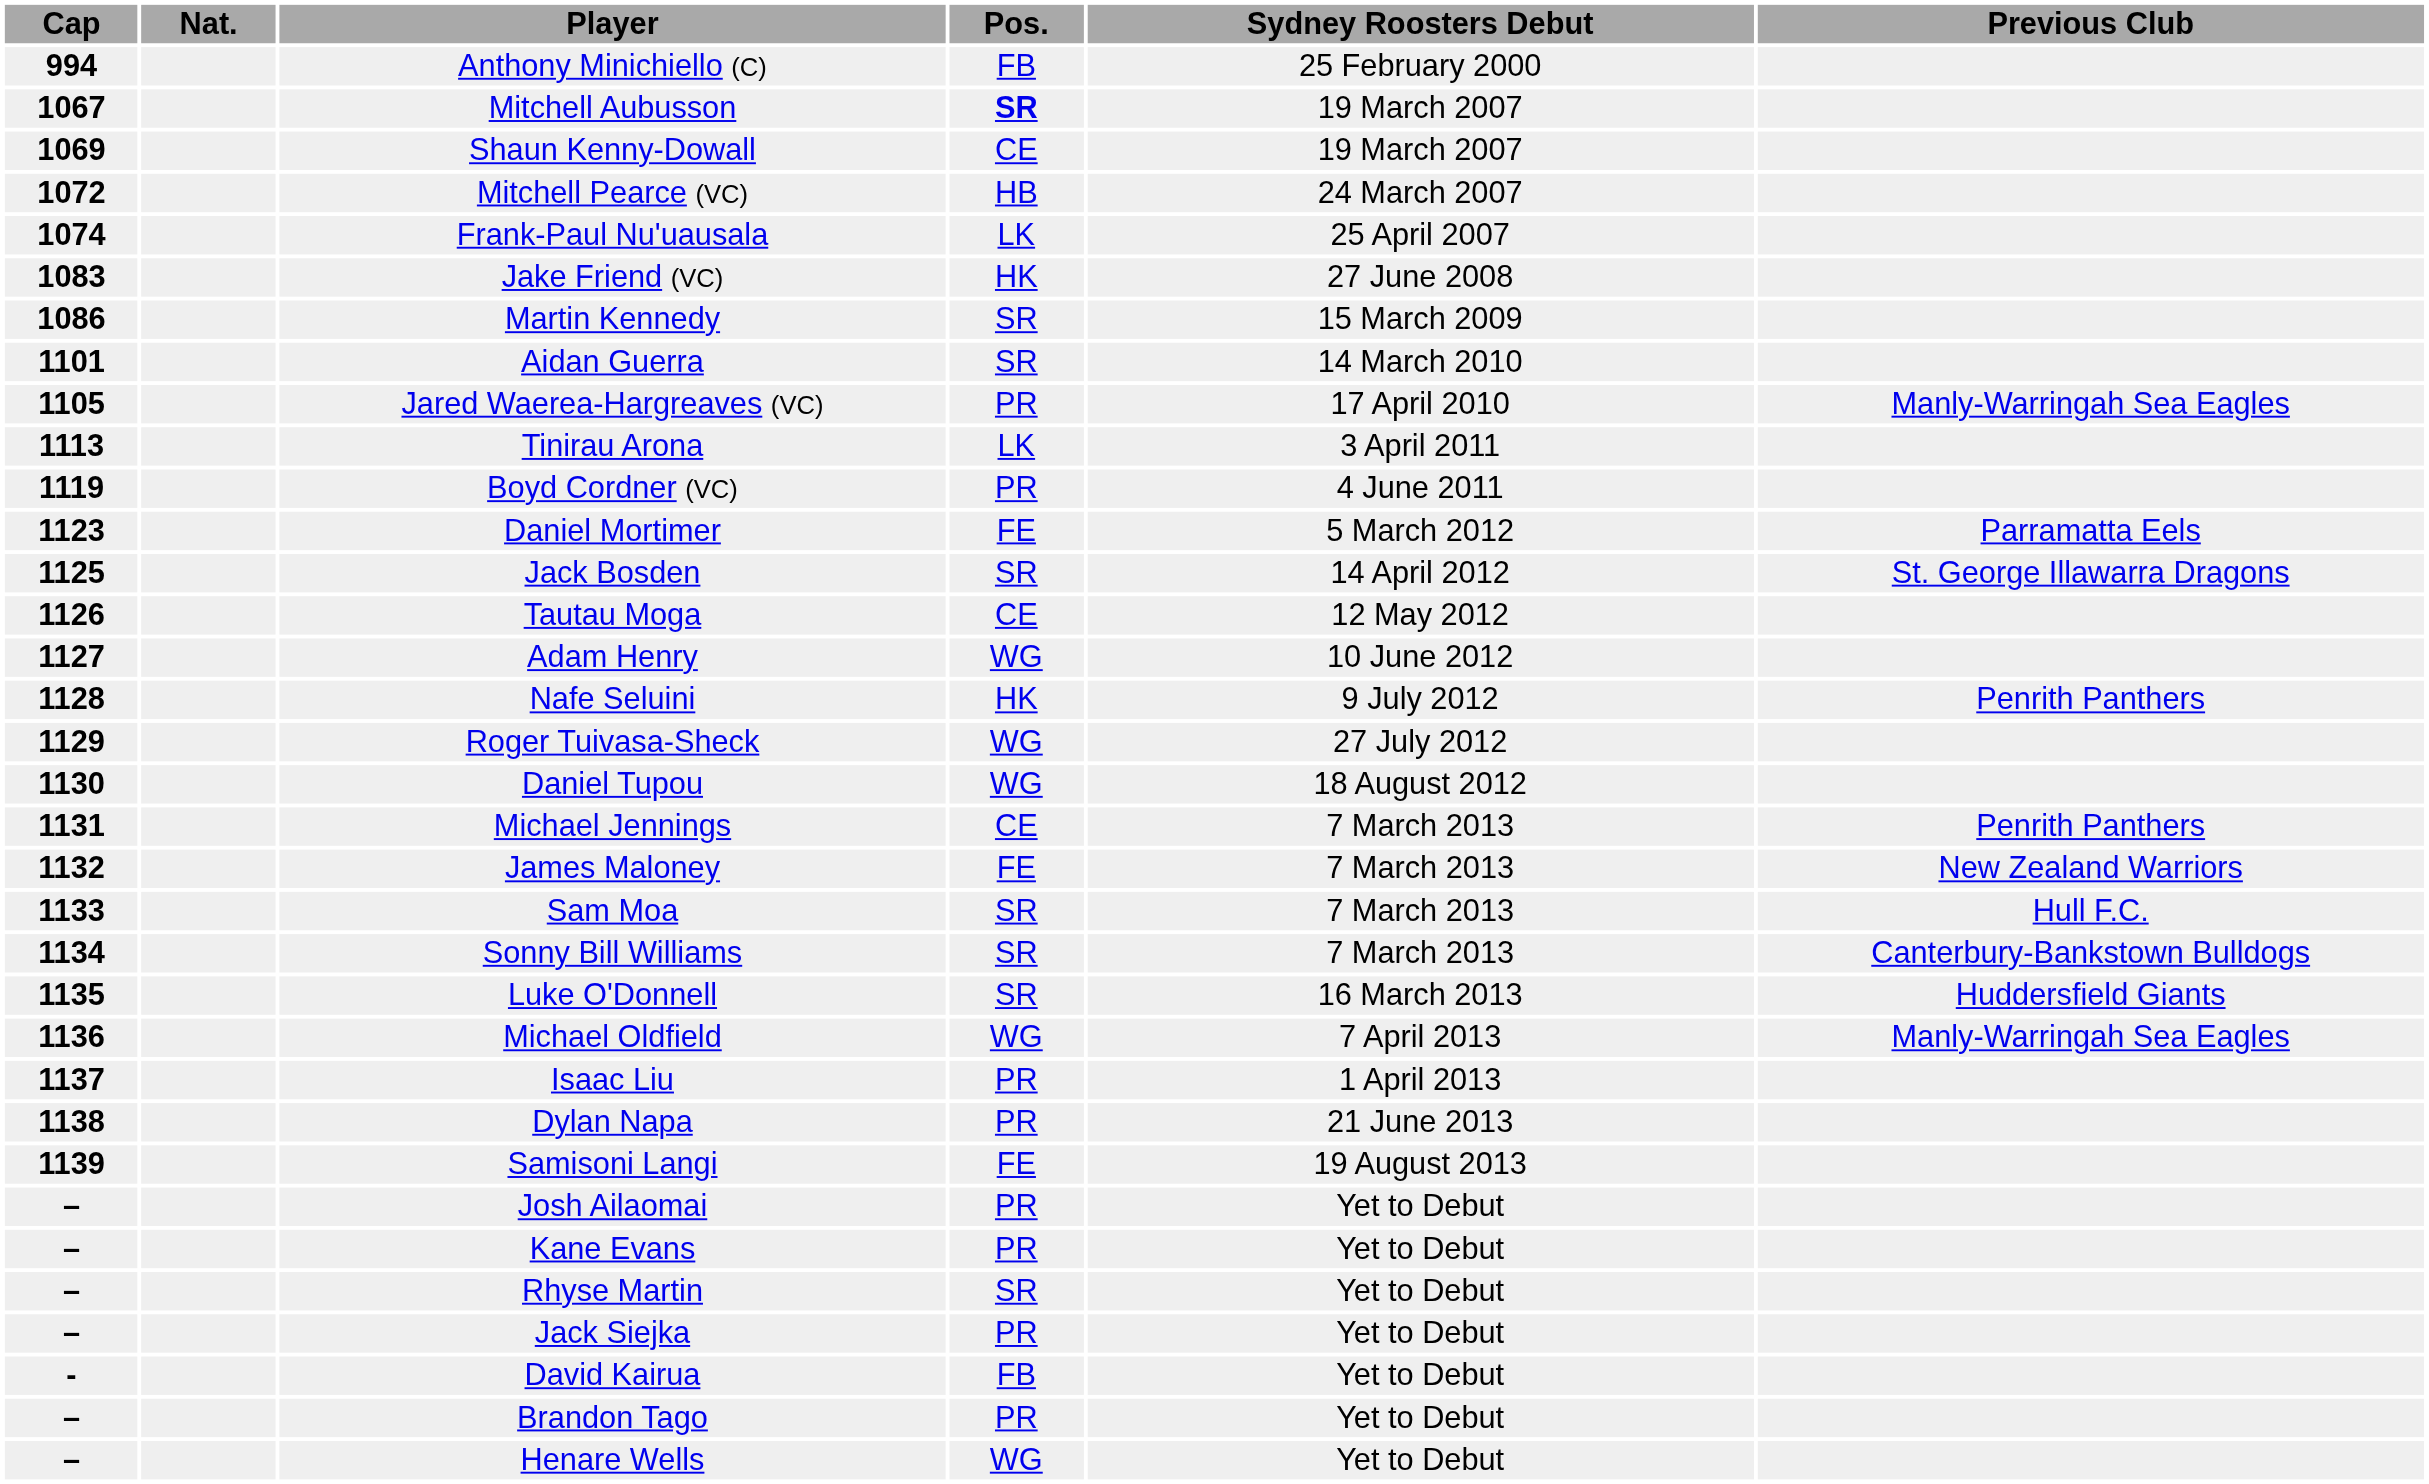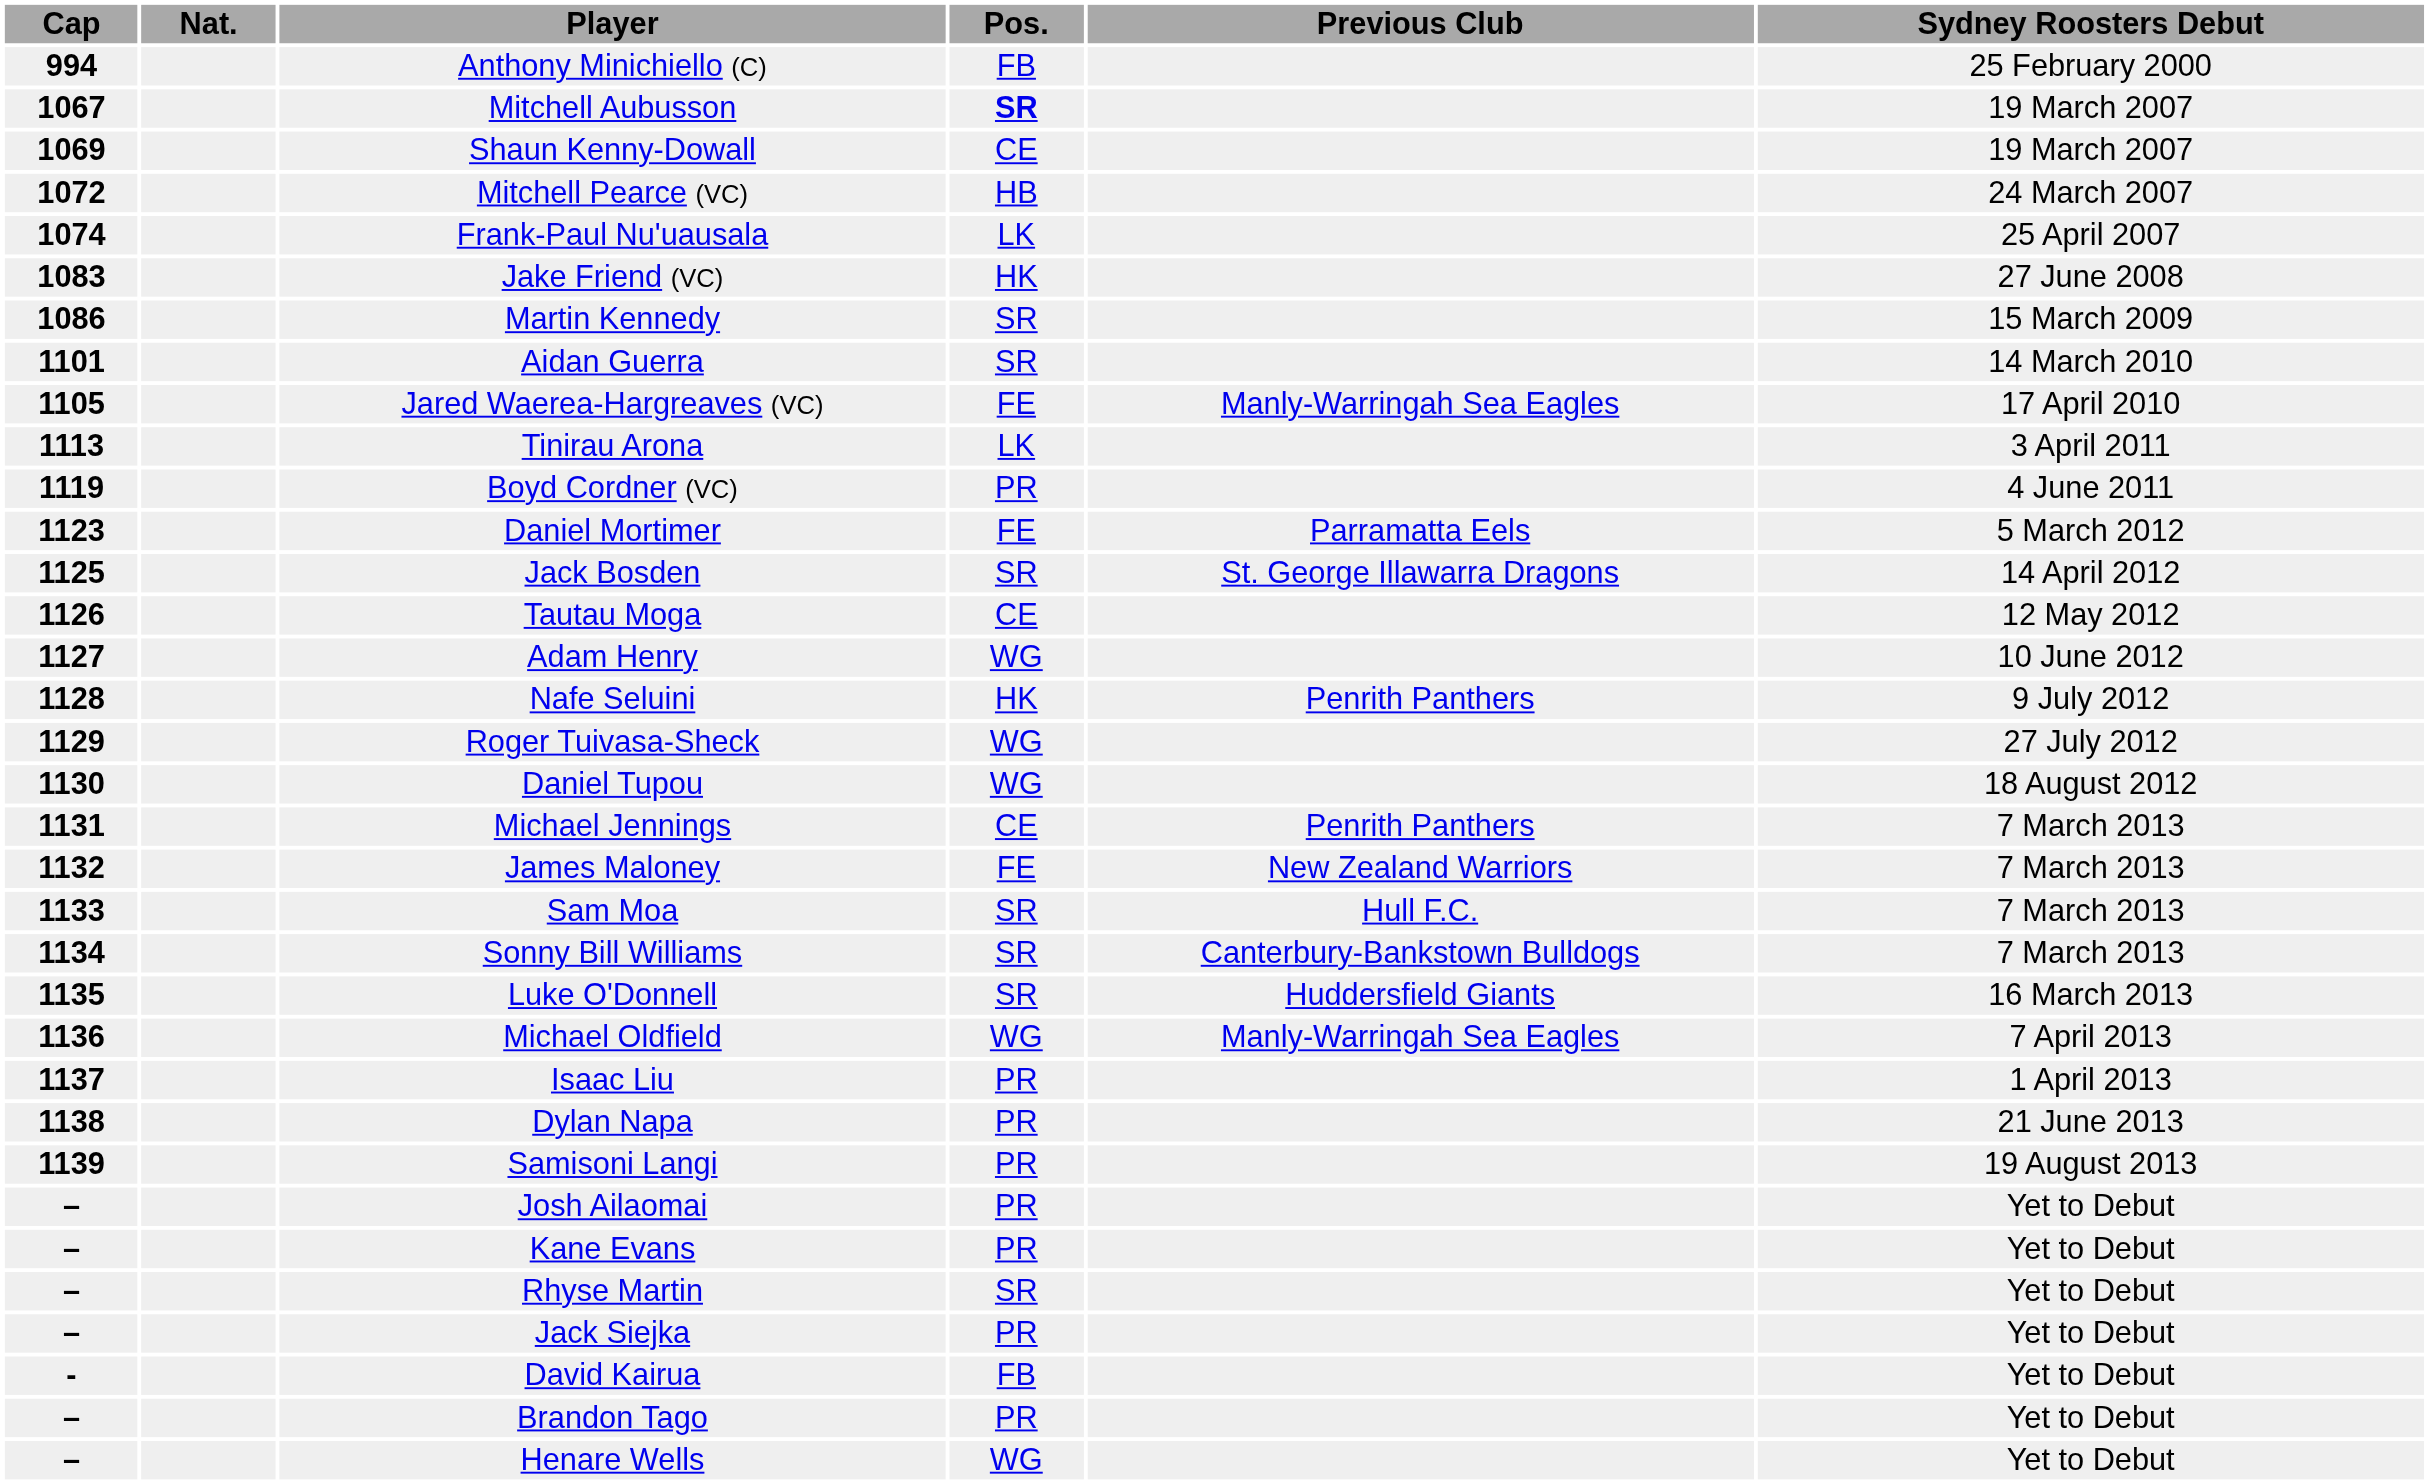columns swapped: (1420, 23) <-> (2091, 23)
(1016, 403) PR -> (1016, 403) FE
(1016, 1164) FE -> (1016, 1164) PR
